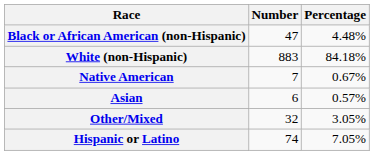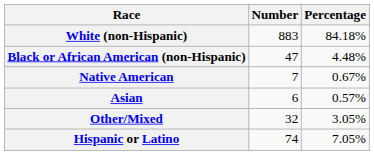rows swapped: (126, 56) <-> (126, 35)
